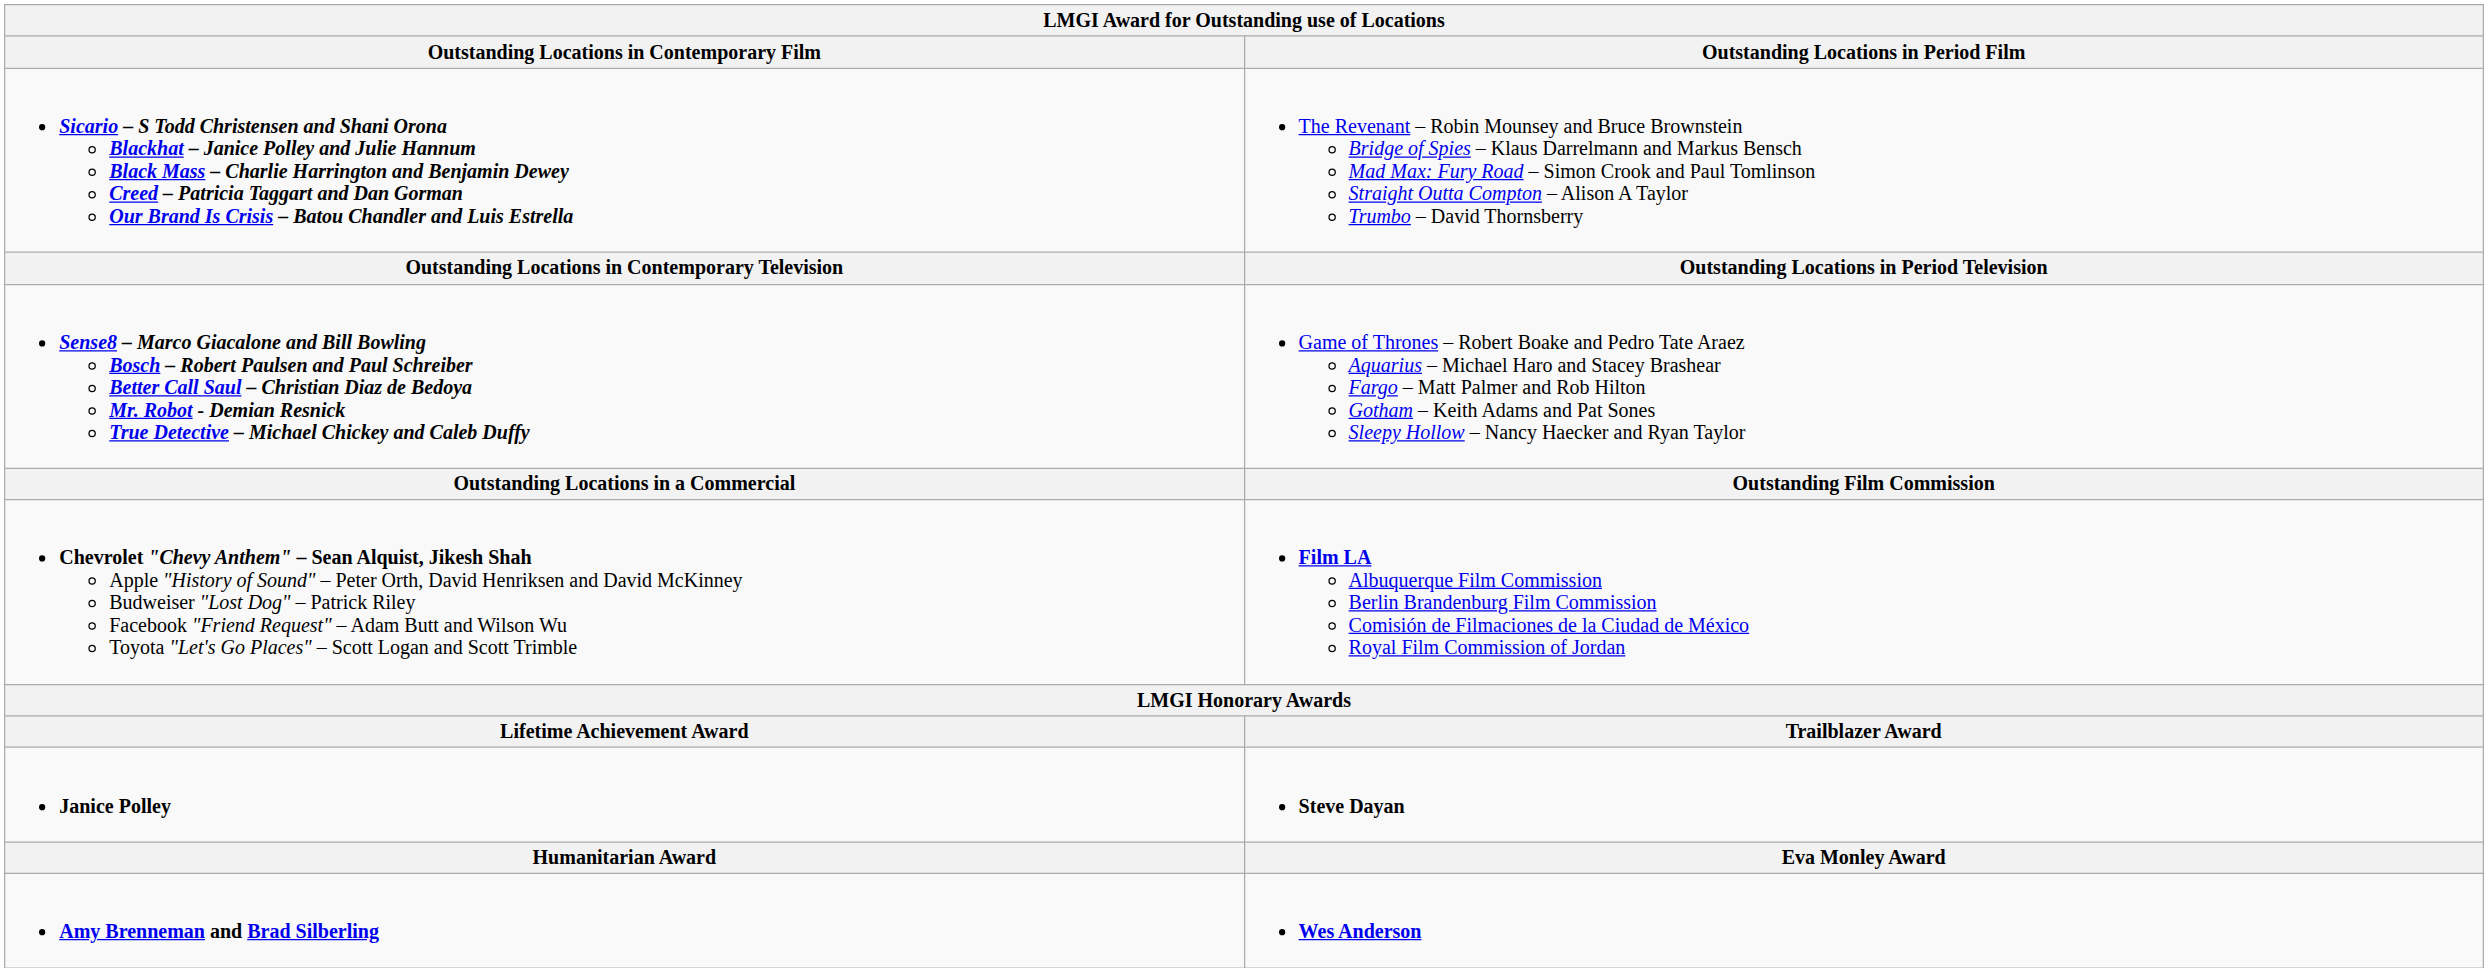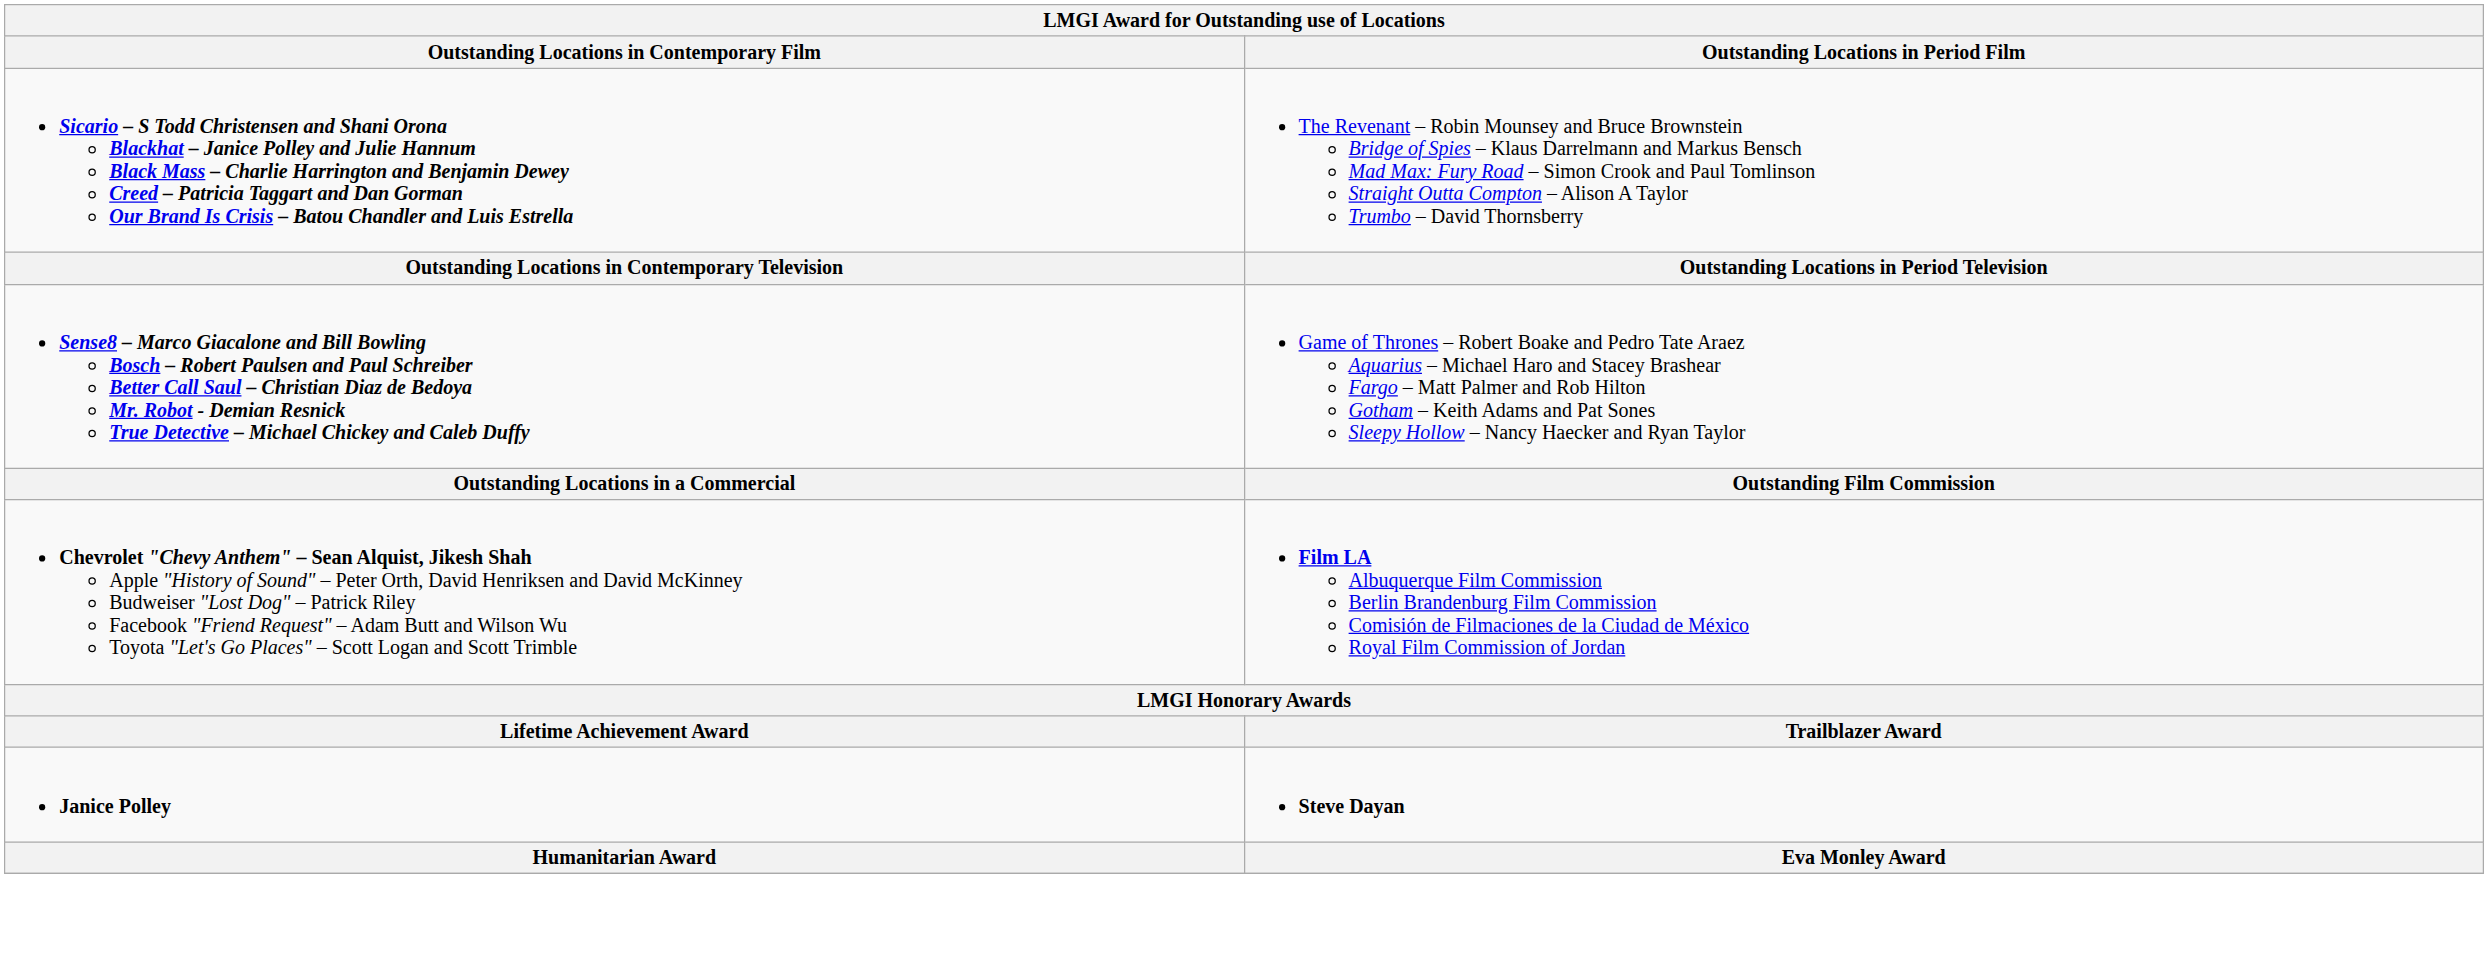- row: (624, 932)
